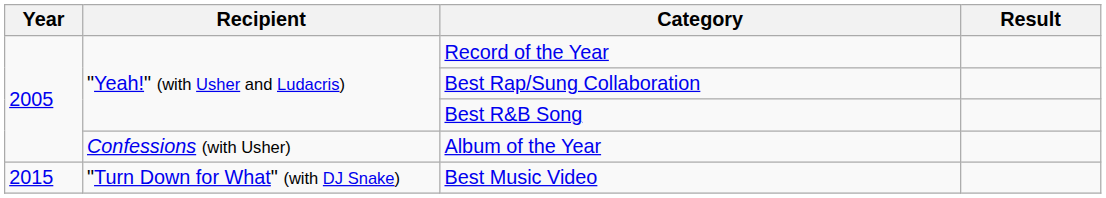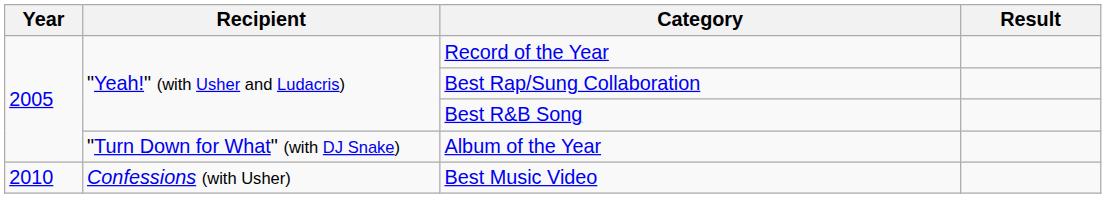(189, 146) Confessions (with Usher) -> (244, 146) "Turn Down for What" (with DJ Snake)
(31, 177) 2015 -> (31, 177) 2010
(244, 177) "Turn Down for What" (with DJ Snake) -> (189, 177) Confessions (with Usher)
